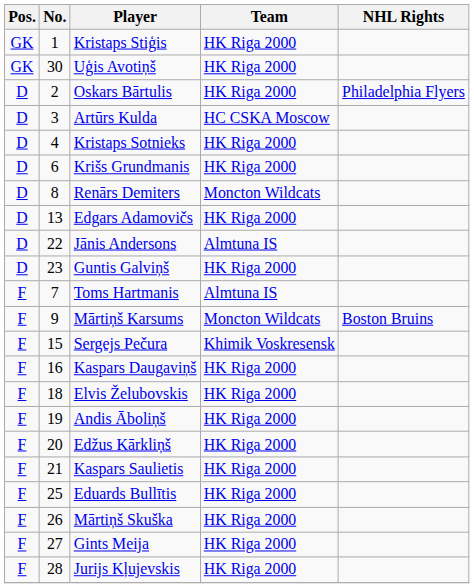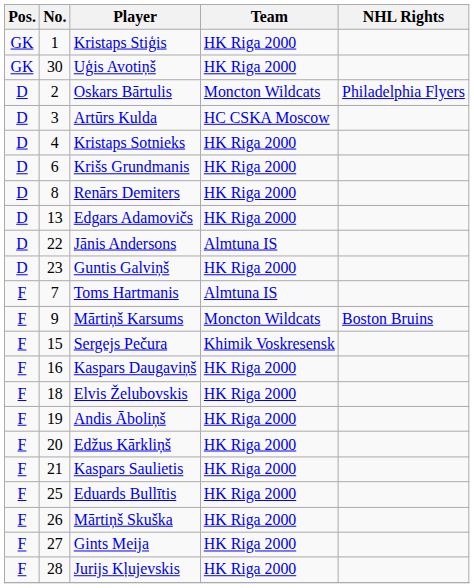(250, 92) HK Riga 2000 -> (262, 92) Moncton Wildcats
(262, 192) Moncton Wildcats -> (250, 192) HK Riga 2000
